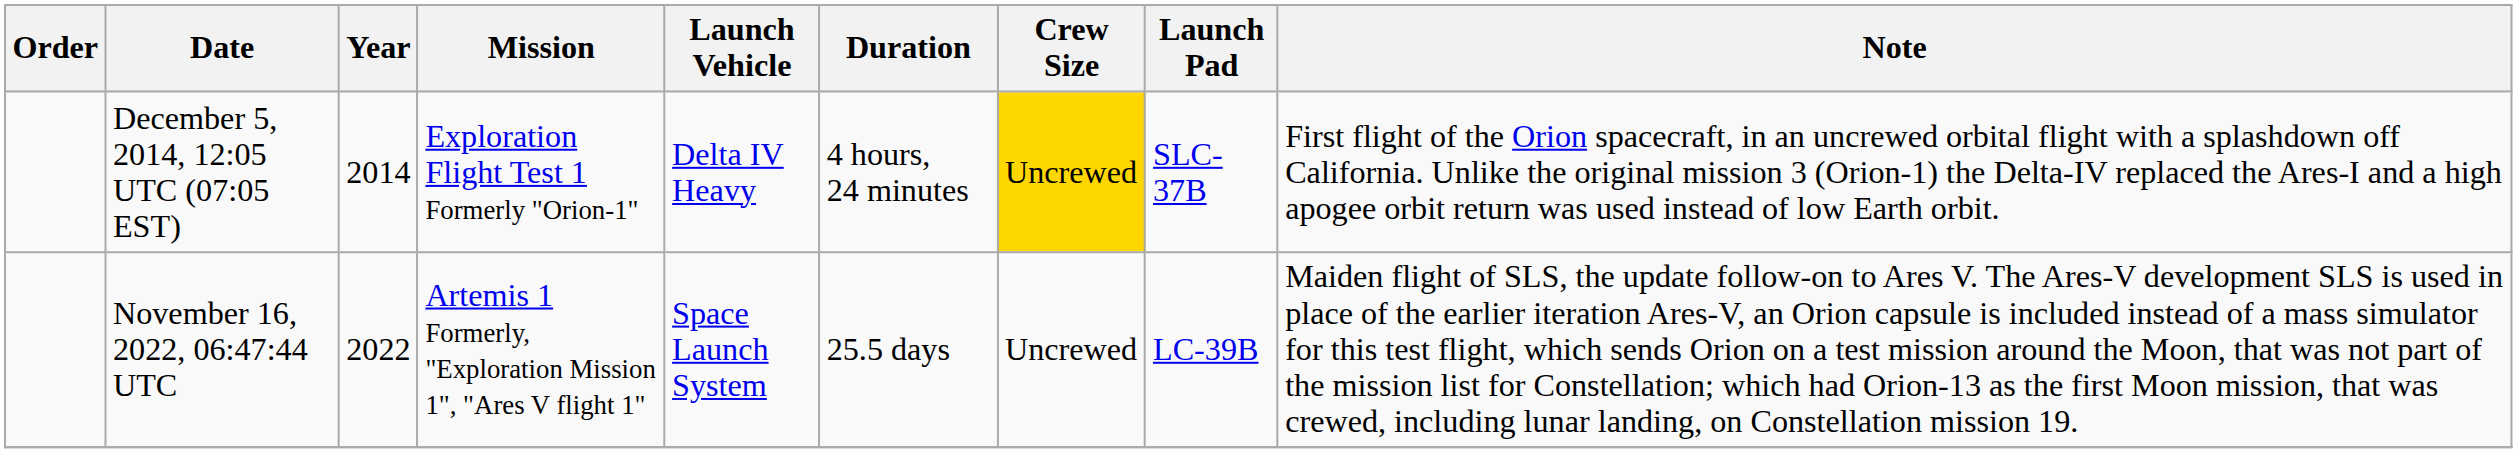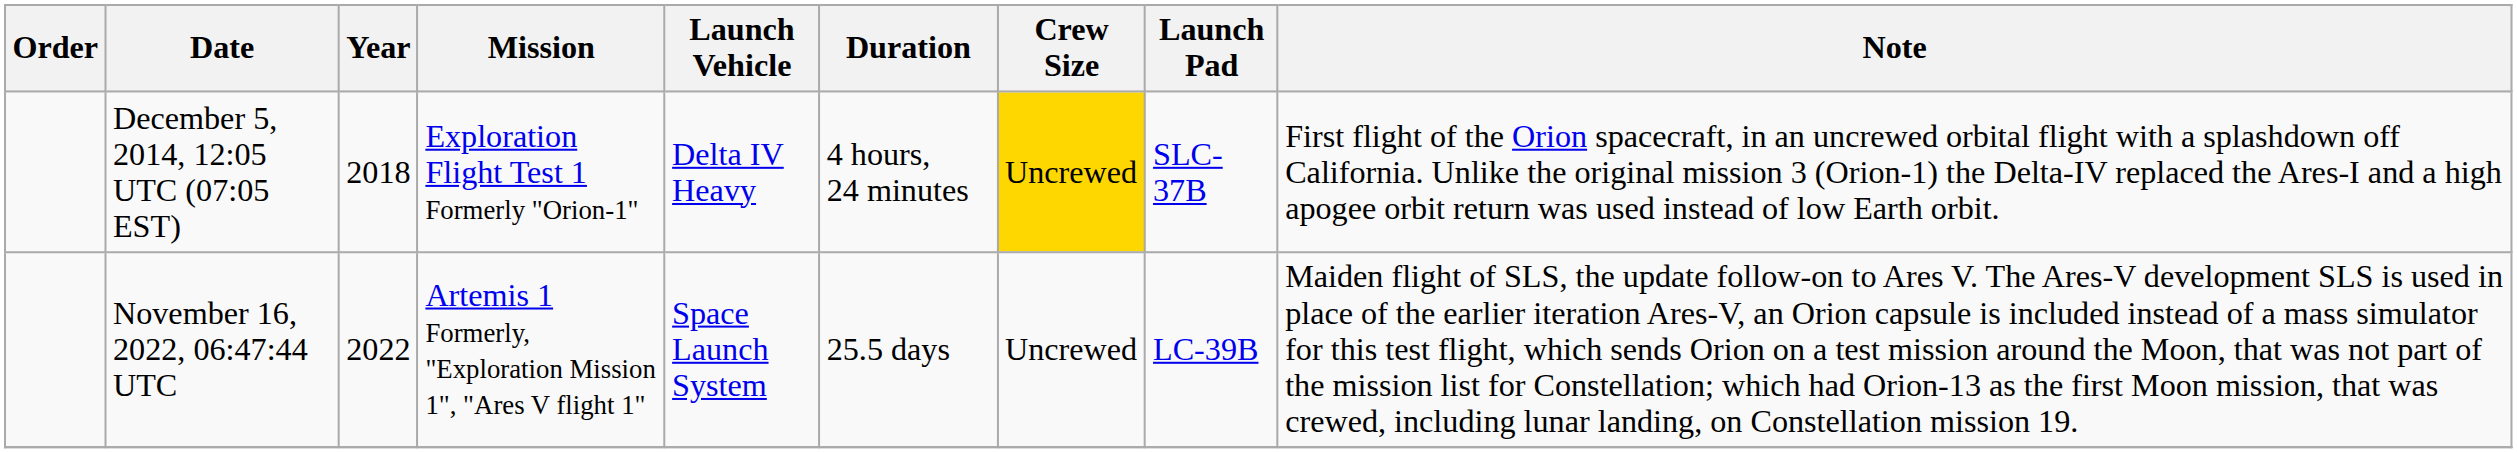(378, 171) 2014 -> (378, 171) 2018
